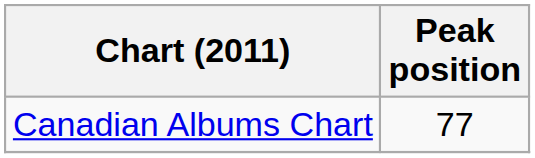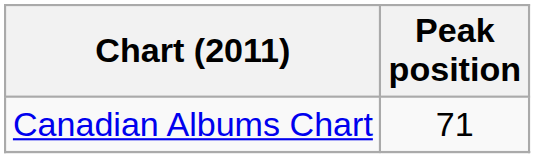(455, 123) 77 -> (455, 123) 71
